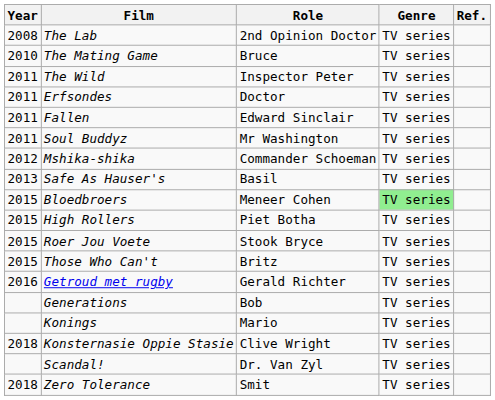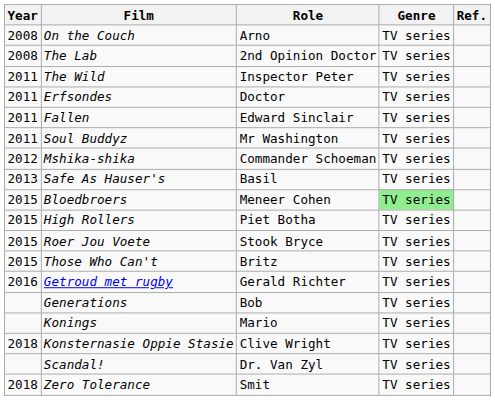+ row: (89, 35)
- row: (101, 56)
